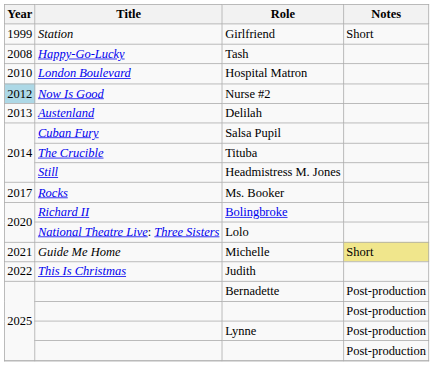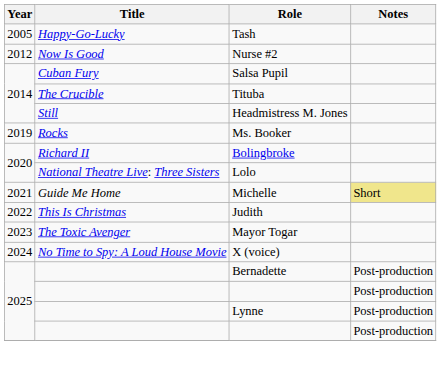- row: (56, 34)
(20, 53) 2008 -> (20, 34) 2005
- row: (84, 73)
(20, 93) lightblue background -> (20, 53) no background
- row: (66, 113)
(20, 192) 2017 -> (20, 133) 2019
+ row: (84, 232)
+ row: (132, 251)
